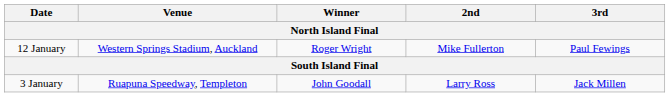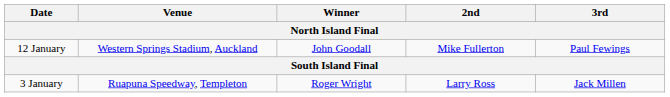(341, 48) Roger Wright -> (341, 48) John Goodall
(341, 83) John Goodall -> (341, 83) Roger Wright
